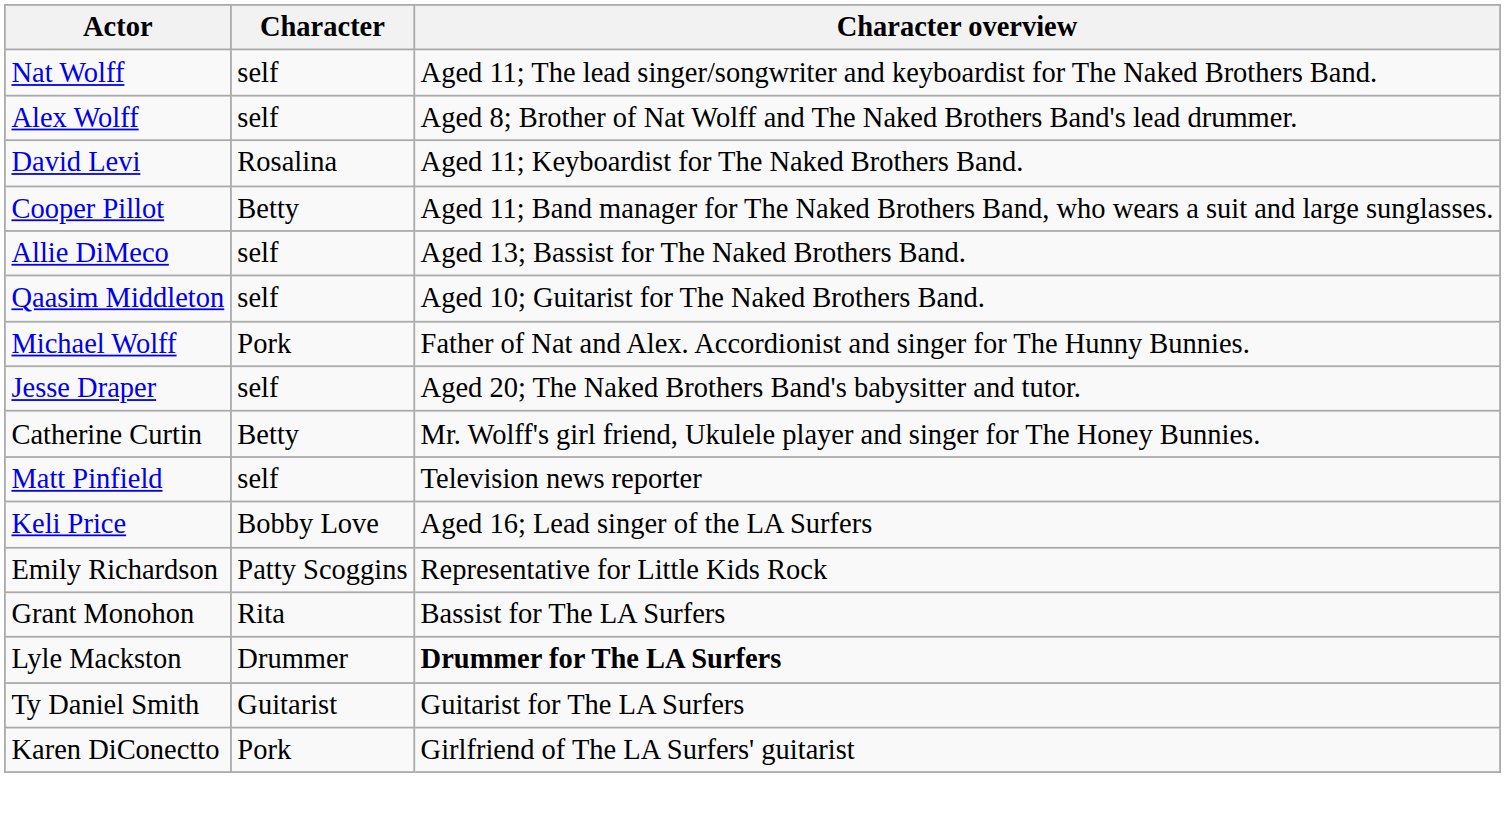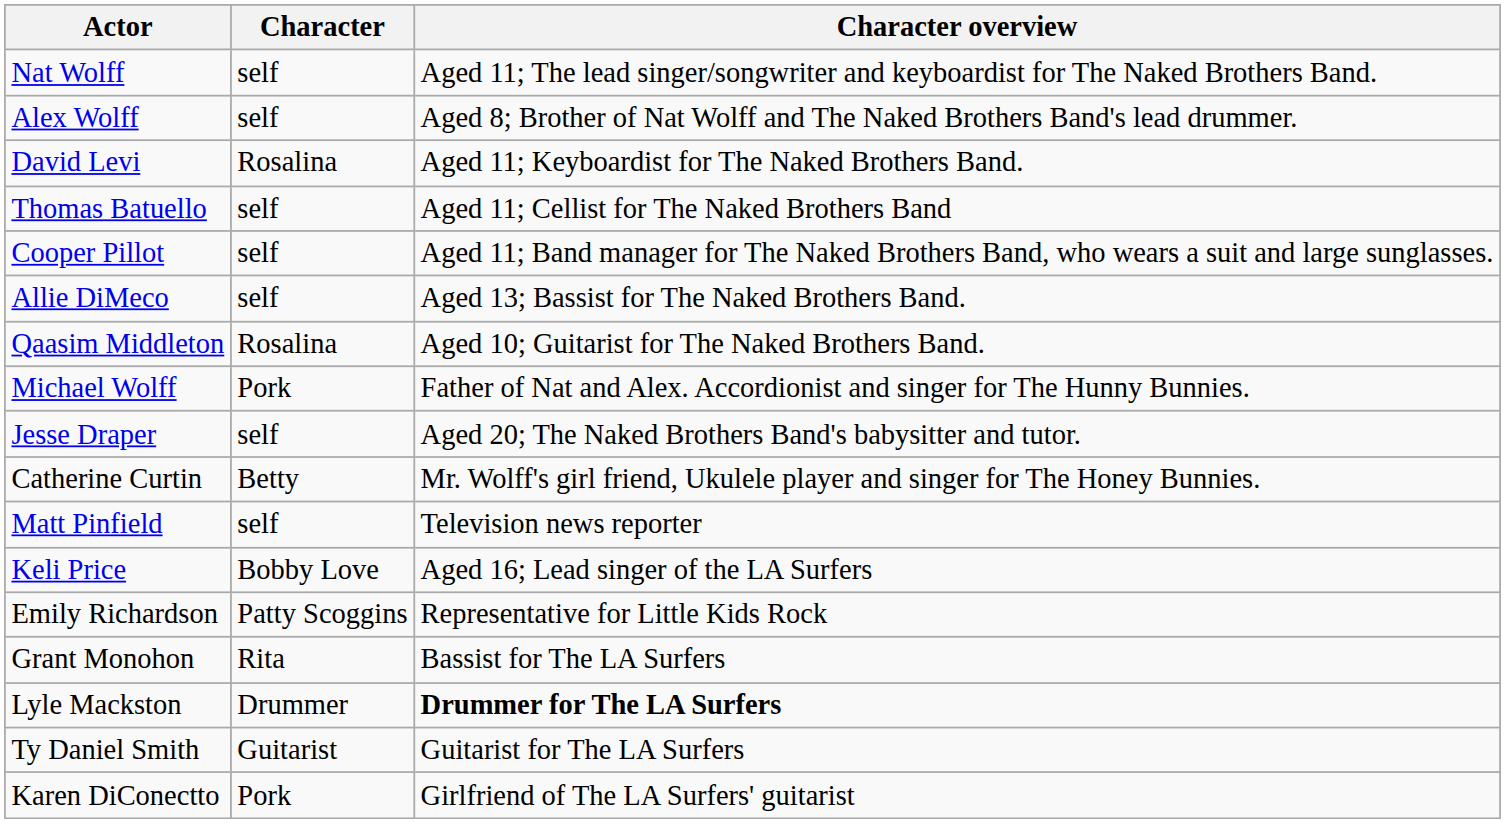+ row: (109, 207)
(268, 207) Betty -> (258, 252) self
(258, 298) self -> (287, 343) Rosalina
